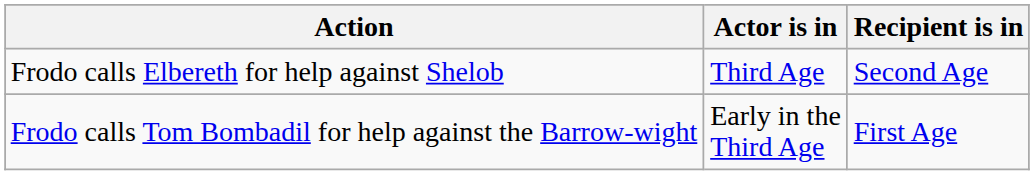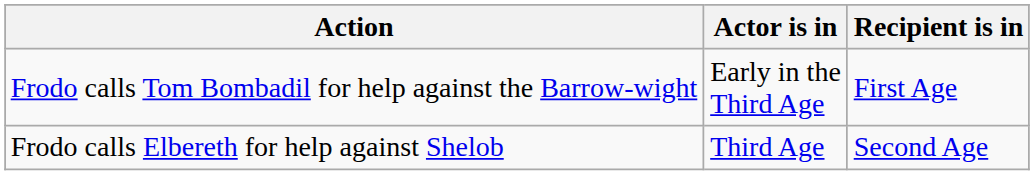rows swapped: (354, 131) <-> (257, 71)
